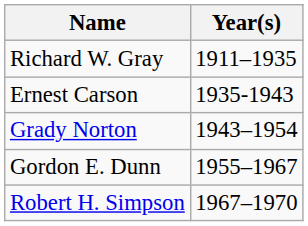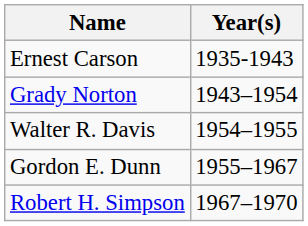- row: (87, 58)
+ row: (83, 130)
